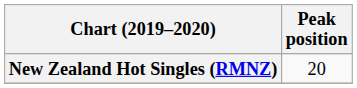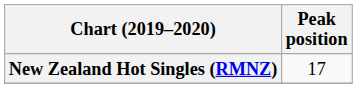(317, 68) 20 -> (317, 68) 17
